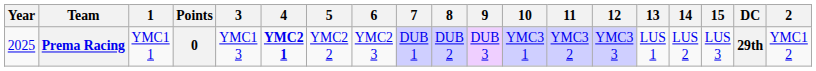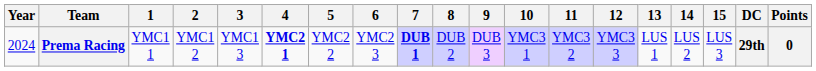columns swapped: (789, 15) <-> (194, 15)
(21, 46) 2025 -> (21, 46) 2024
(414, 46) normal -> (415, 46) bold
